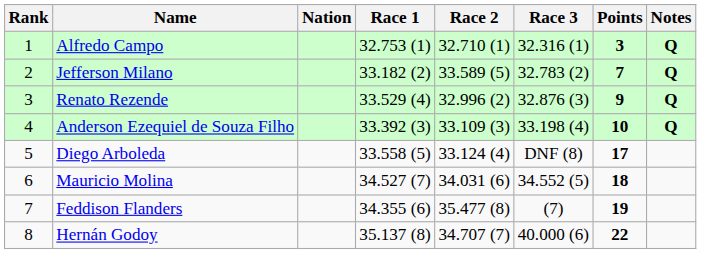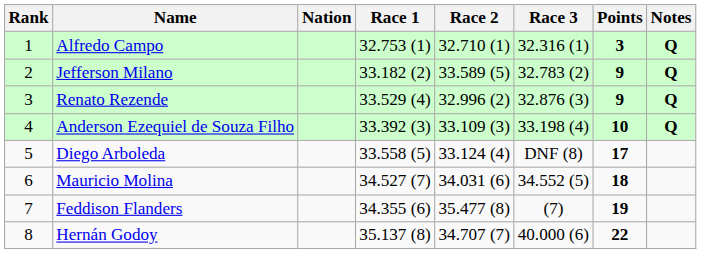(620, 72) 7 -> (620, 72) 9
